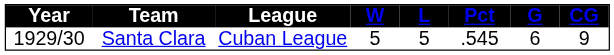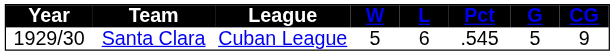(424, 38) 5 -> (424, 38) 6
(535, 38) 6 -> (535, 38) 5
